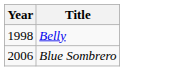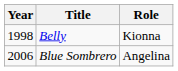+ column: (146, 14)
